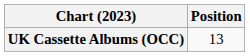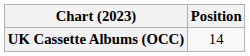(216, 39) 13 -> (216, 39) 14
